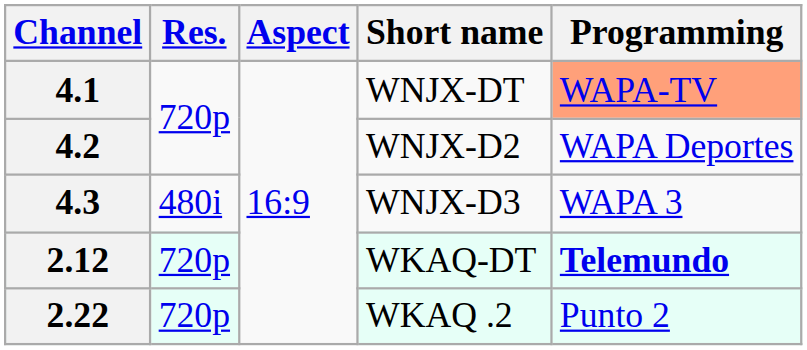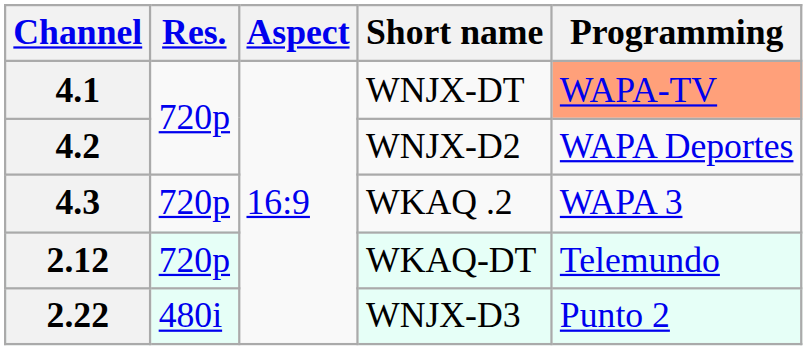(190, 202) 480i -> (194, 202) 720p
(443, 202) WNJX-D3 -> (439, 202) WKAQ .2
(644, 259) bold -> (640, 259) normal
(194, 315) 720p -> (190, 315) 480i
(439, 315) WKAQ .2 -> (443, 315) WNJX-D3
